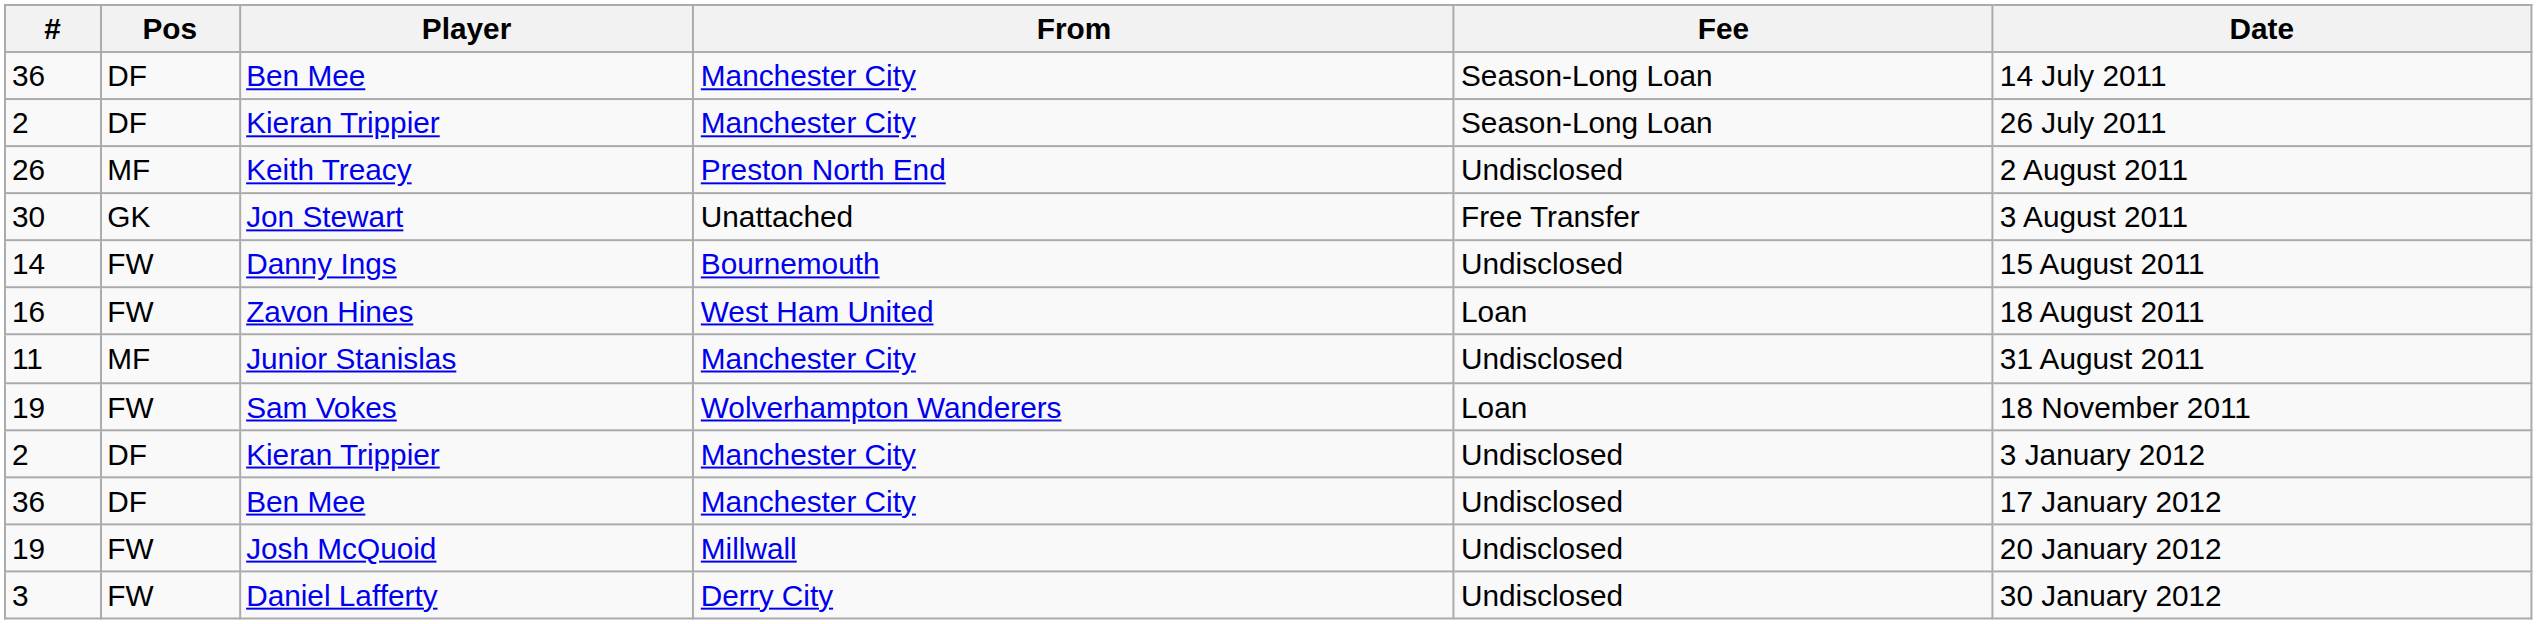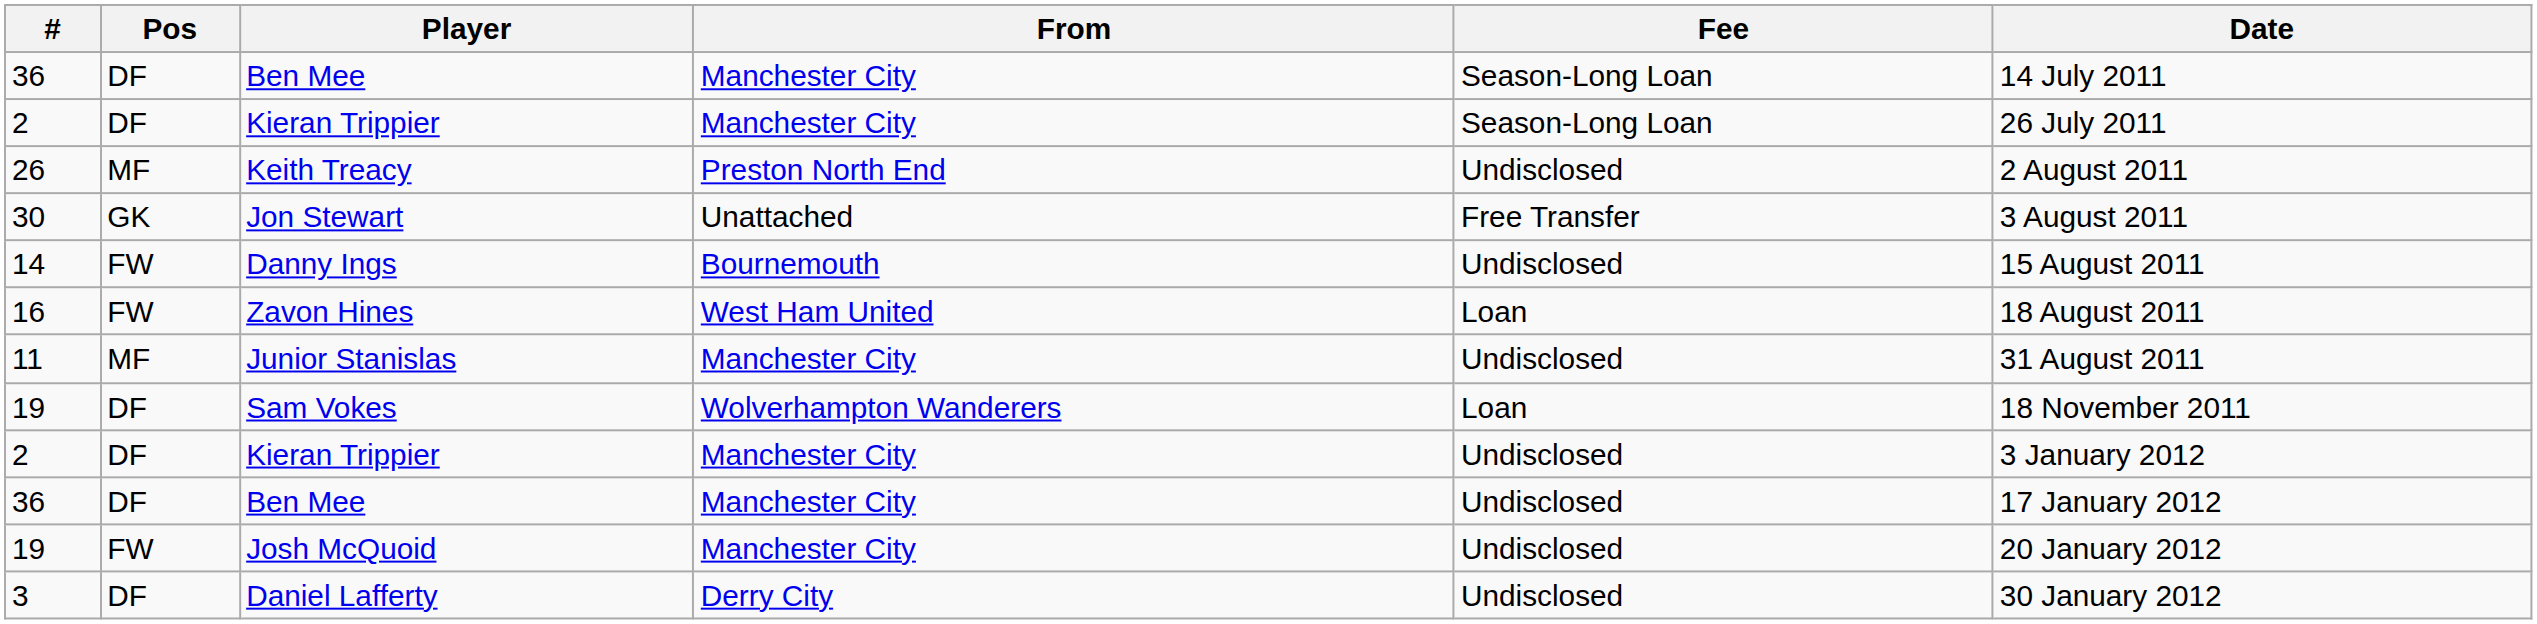(130, 406) FW -> (127, 406) DF
(749, 548) Millwall -> (808, 548) Manchester City
(130, 595) FW -> (127, 595) DF
